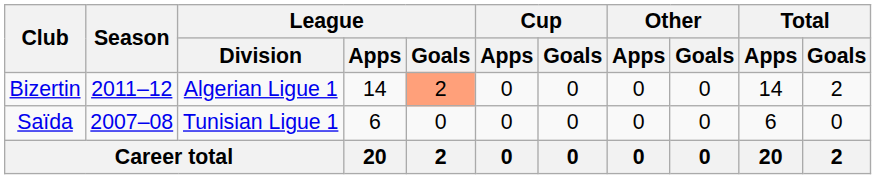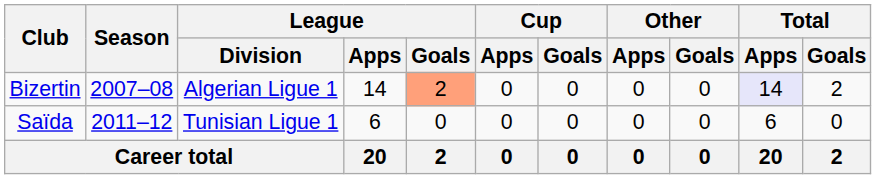(132, 88) 2011–12 -> (132, 88) 2007–08
(771, 88) no background -> (771, 88) lavender background
(132, 122) 2007–08 -> (132, 122) 2011–12
